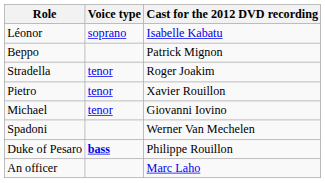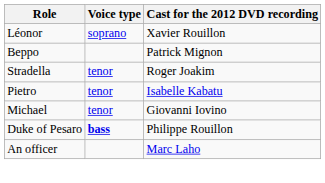(185, 33) Isabelle Kabatu -> (186, 33) Xavier Rouillon
(186, 91) Xavier Rouillon -> (185, 91) Isabelle Kabatu
- row: (27, 129)
